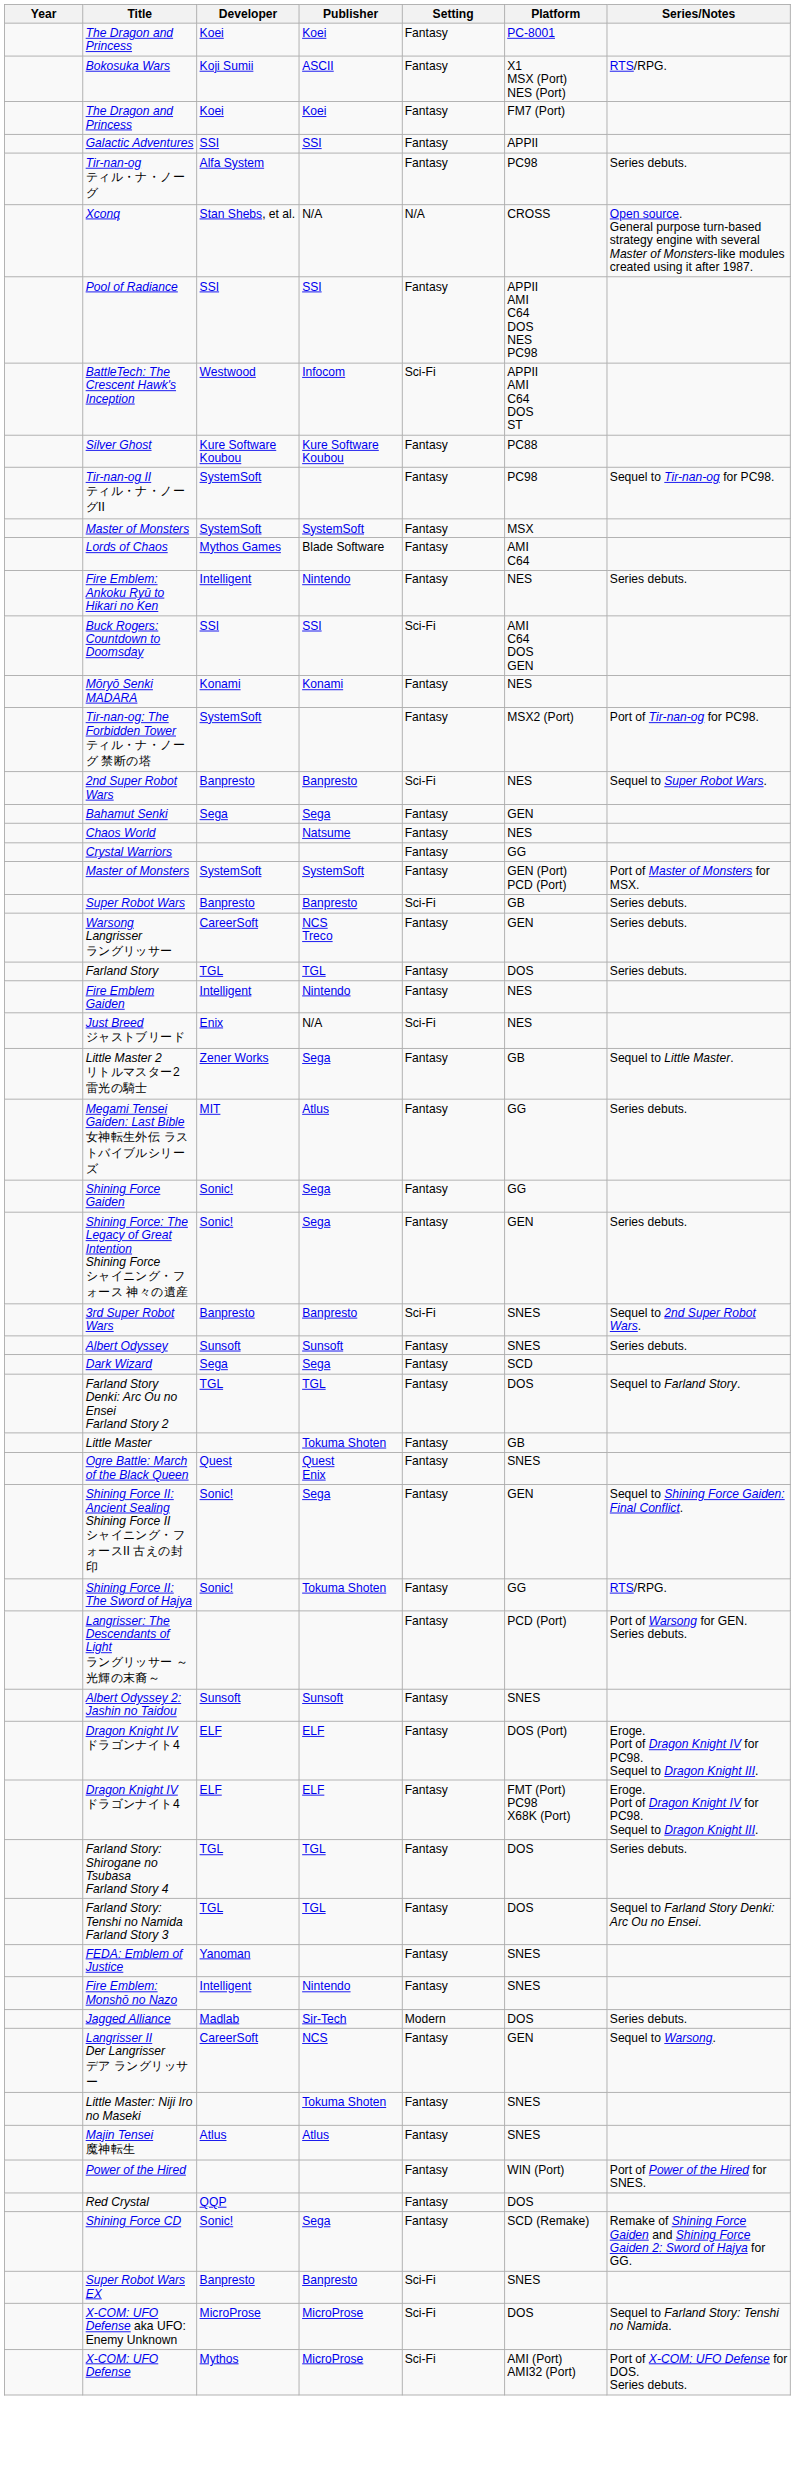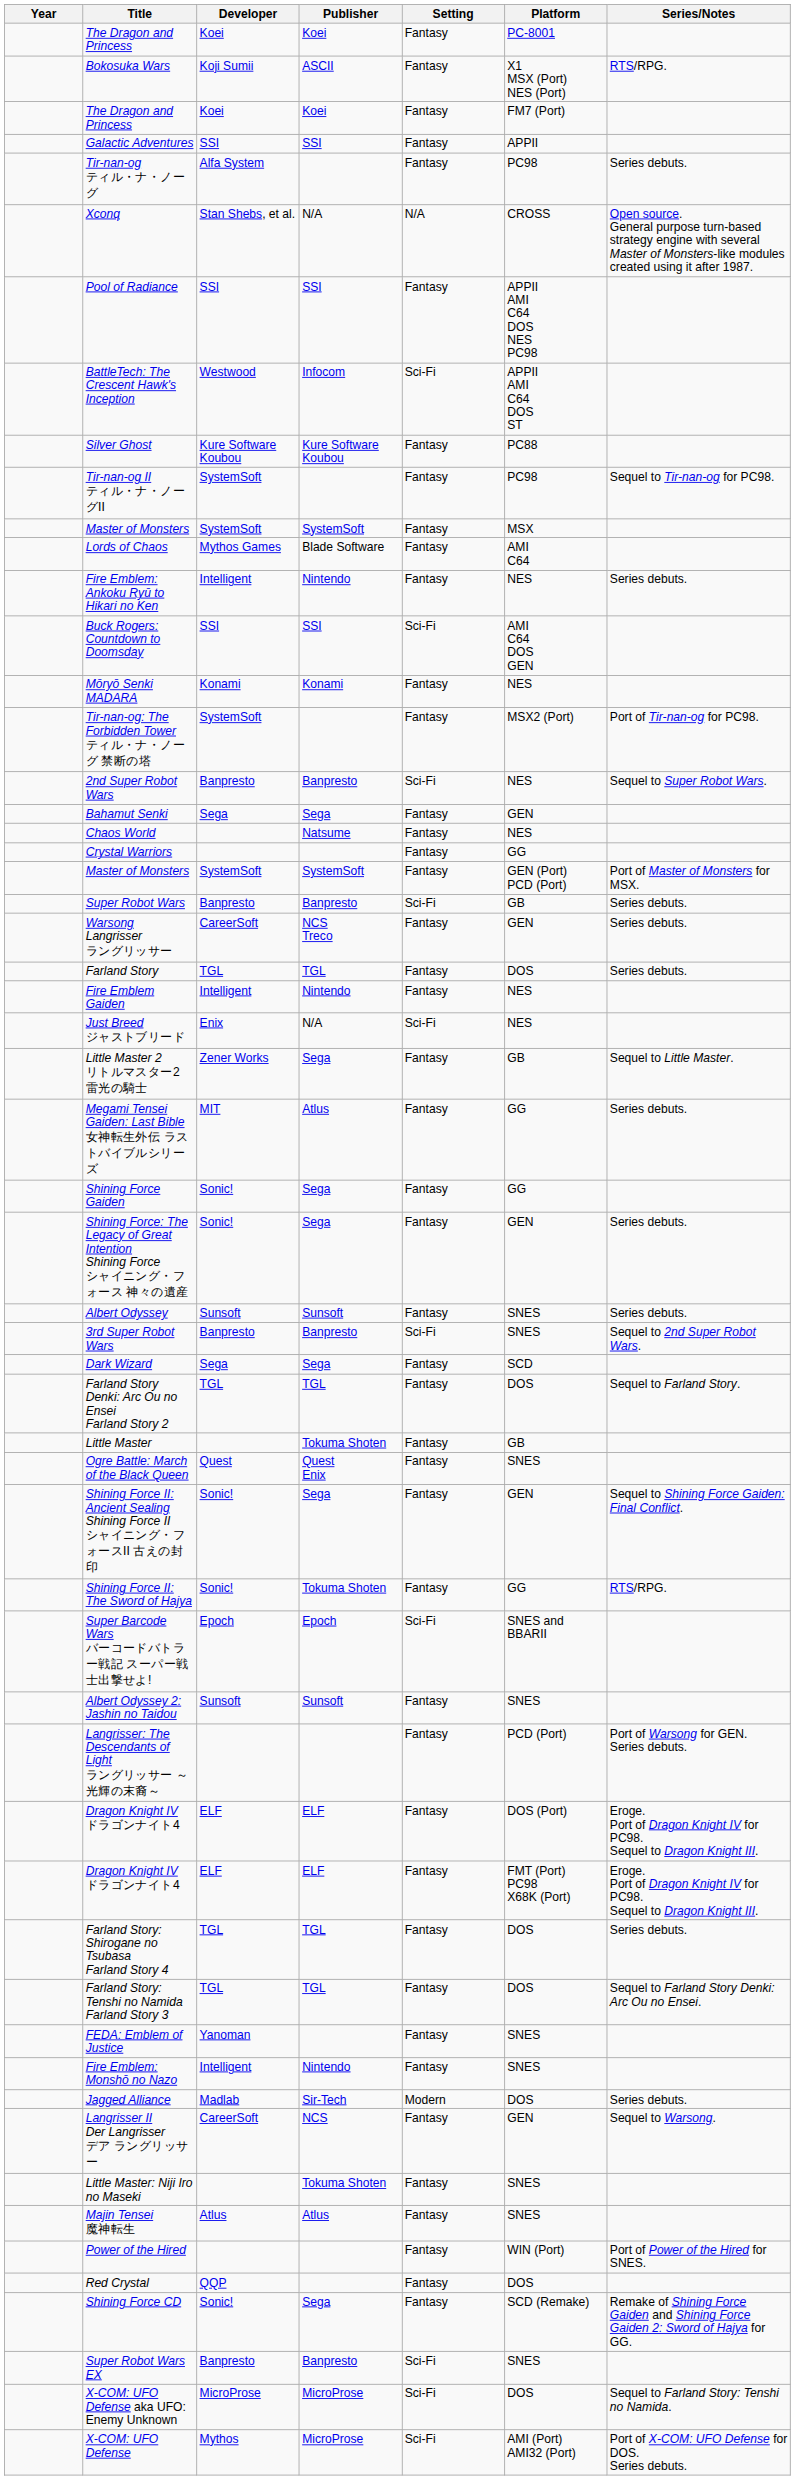rows swapped: (130, 1319) <-> (127, 1345)
+ row: (137, 1650)
rows swapped: (137, 1649) <-> (133, 1705)
